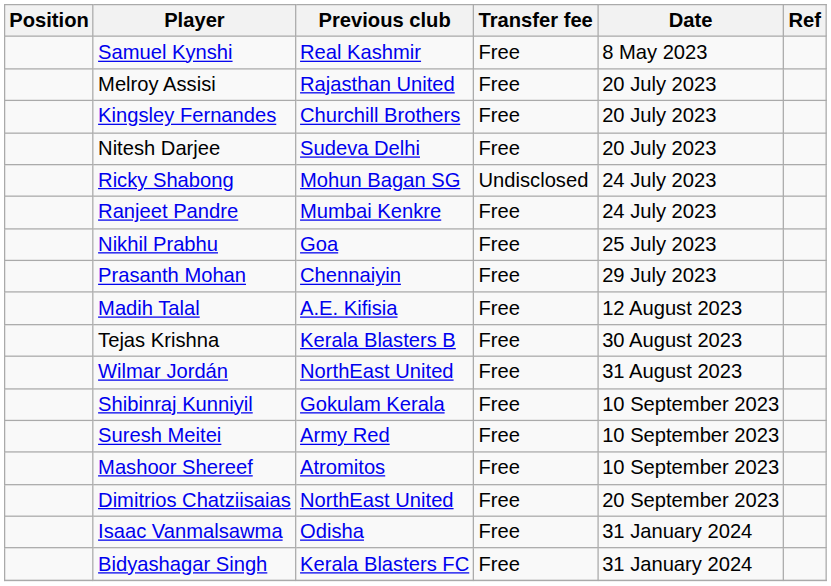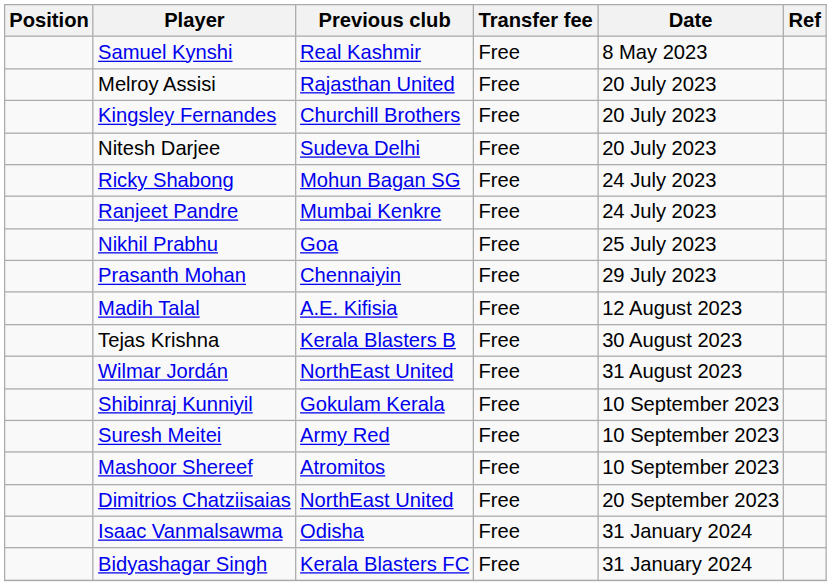(533, 180) Undisclosed -> (499, 180) Free
